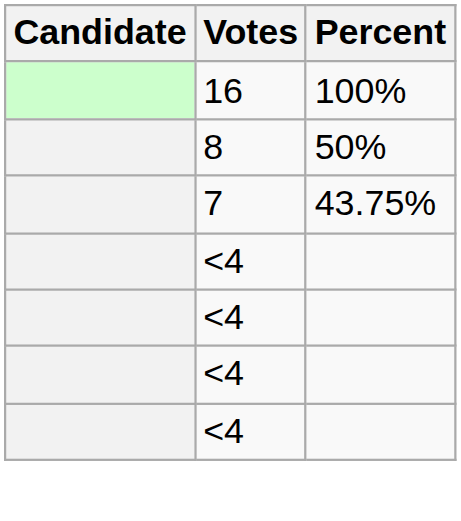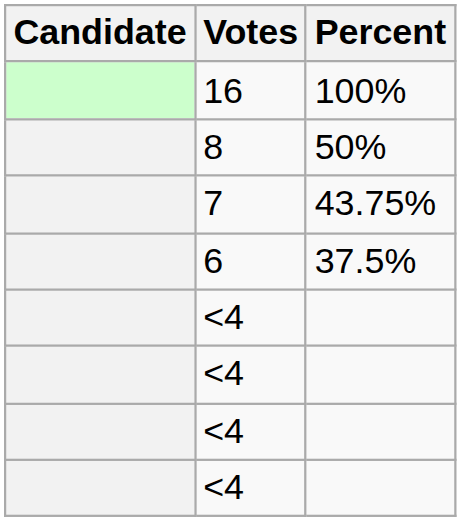+ row: (213, 260)
